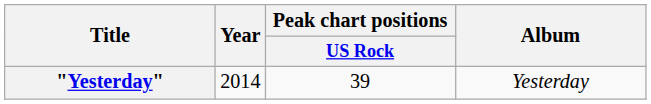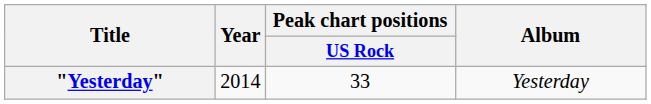(360, 82) 39 -> (360, 82) 33
